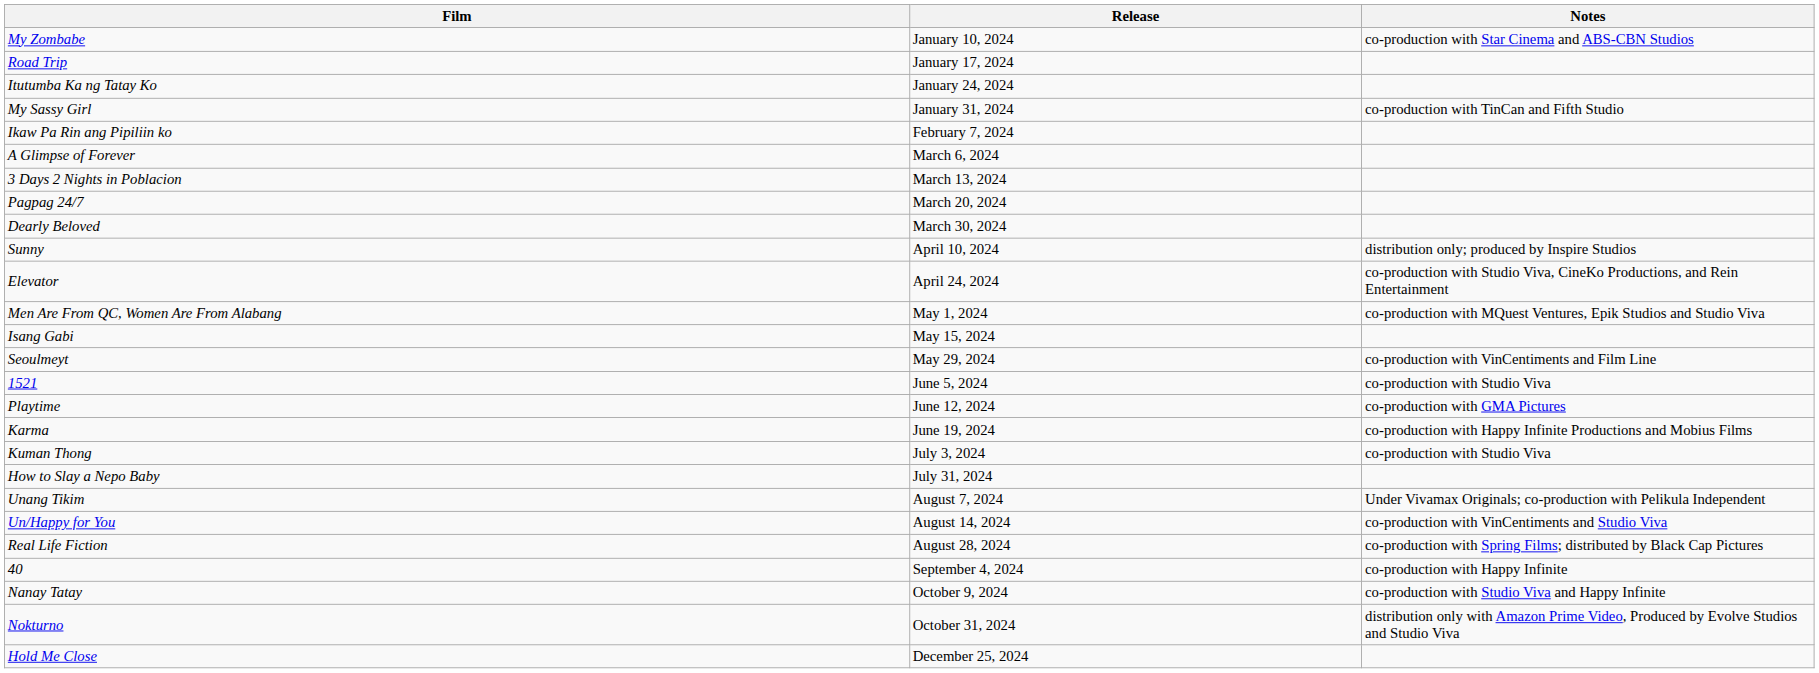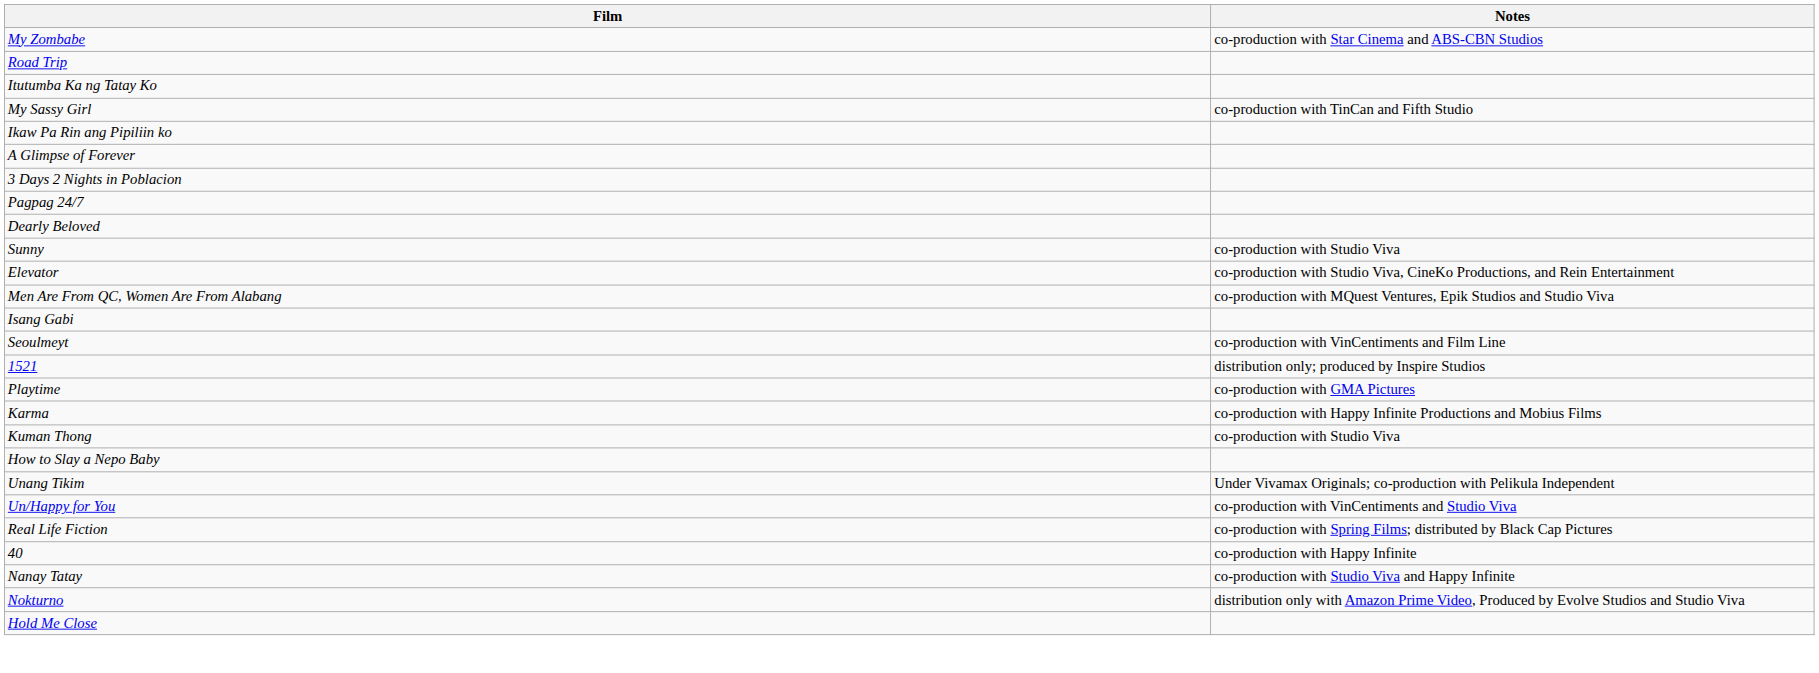- column: (1135, 16)
(1501, 249) distribution only; produced by Inspire Studios -> (1307, 249) co-production with Studio Viva
(1458, 382) co-production with Studio Viva -> (1350, 366) distribution only; produced by Inspire Studios
